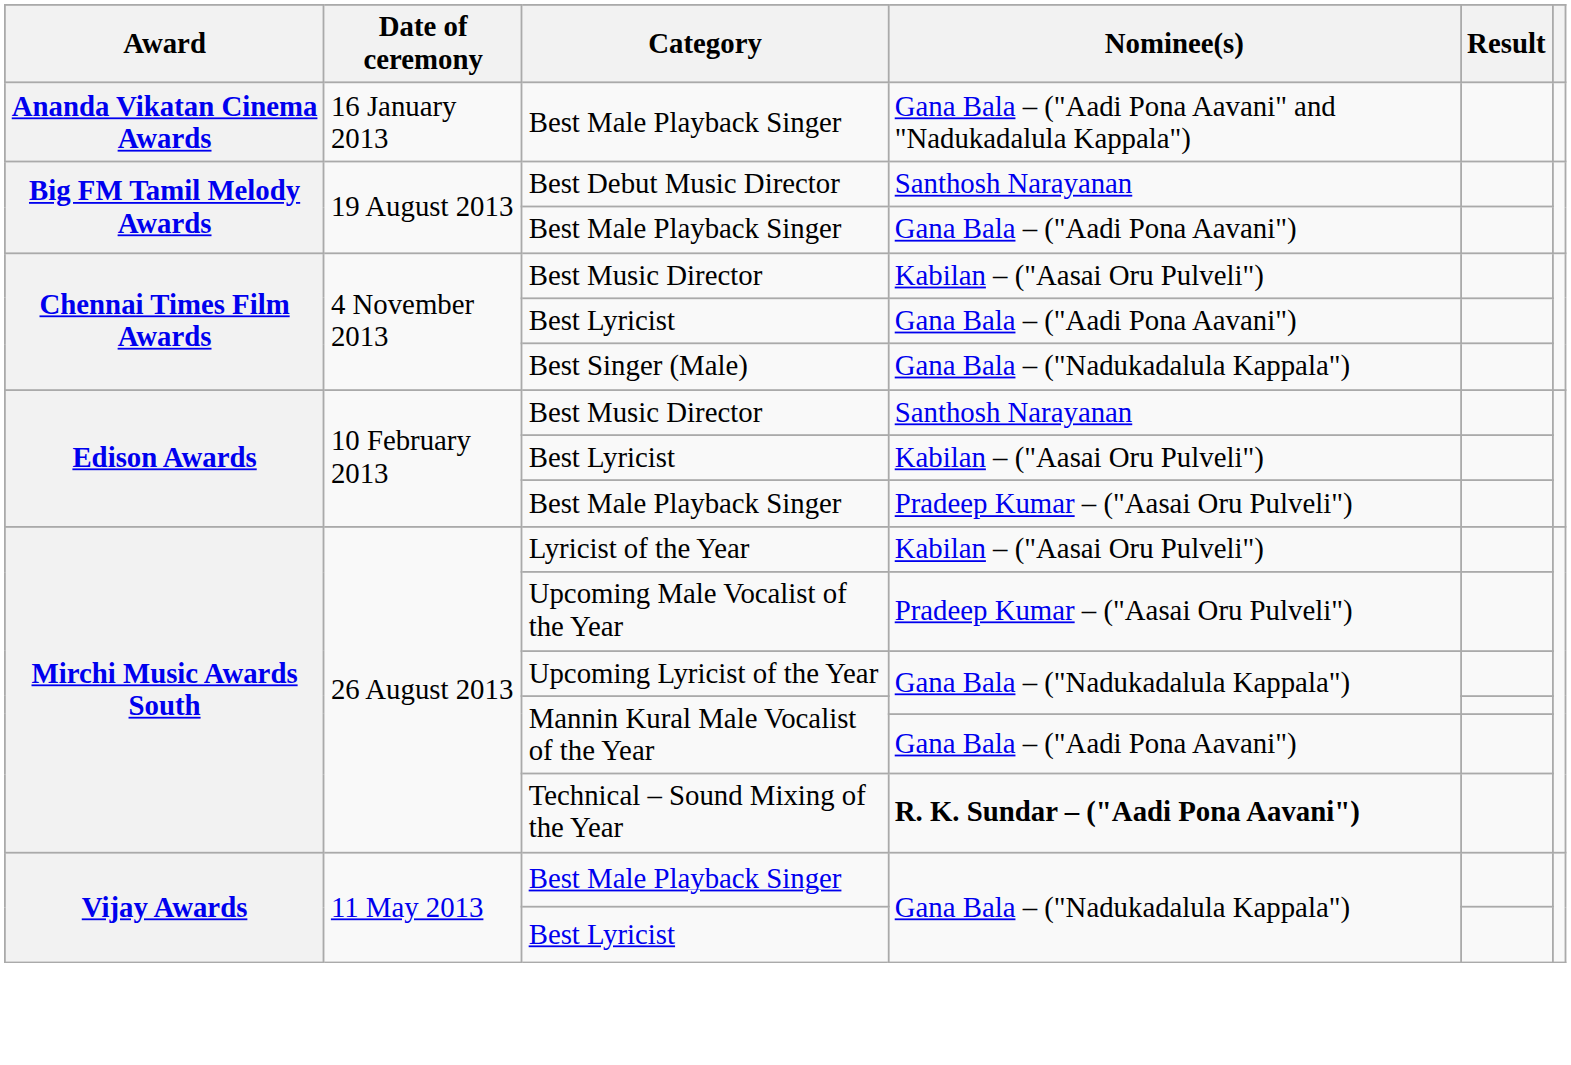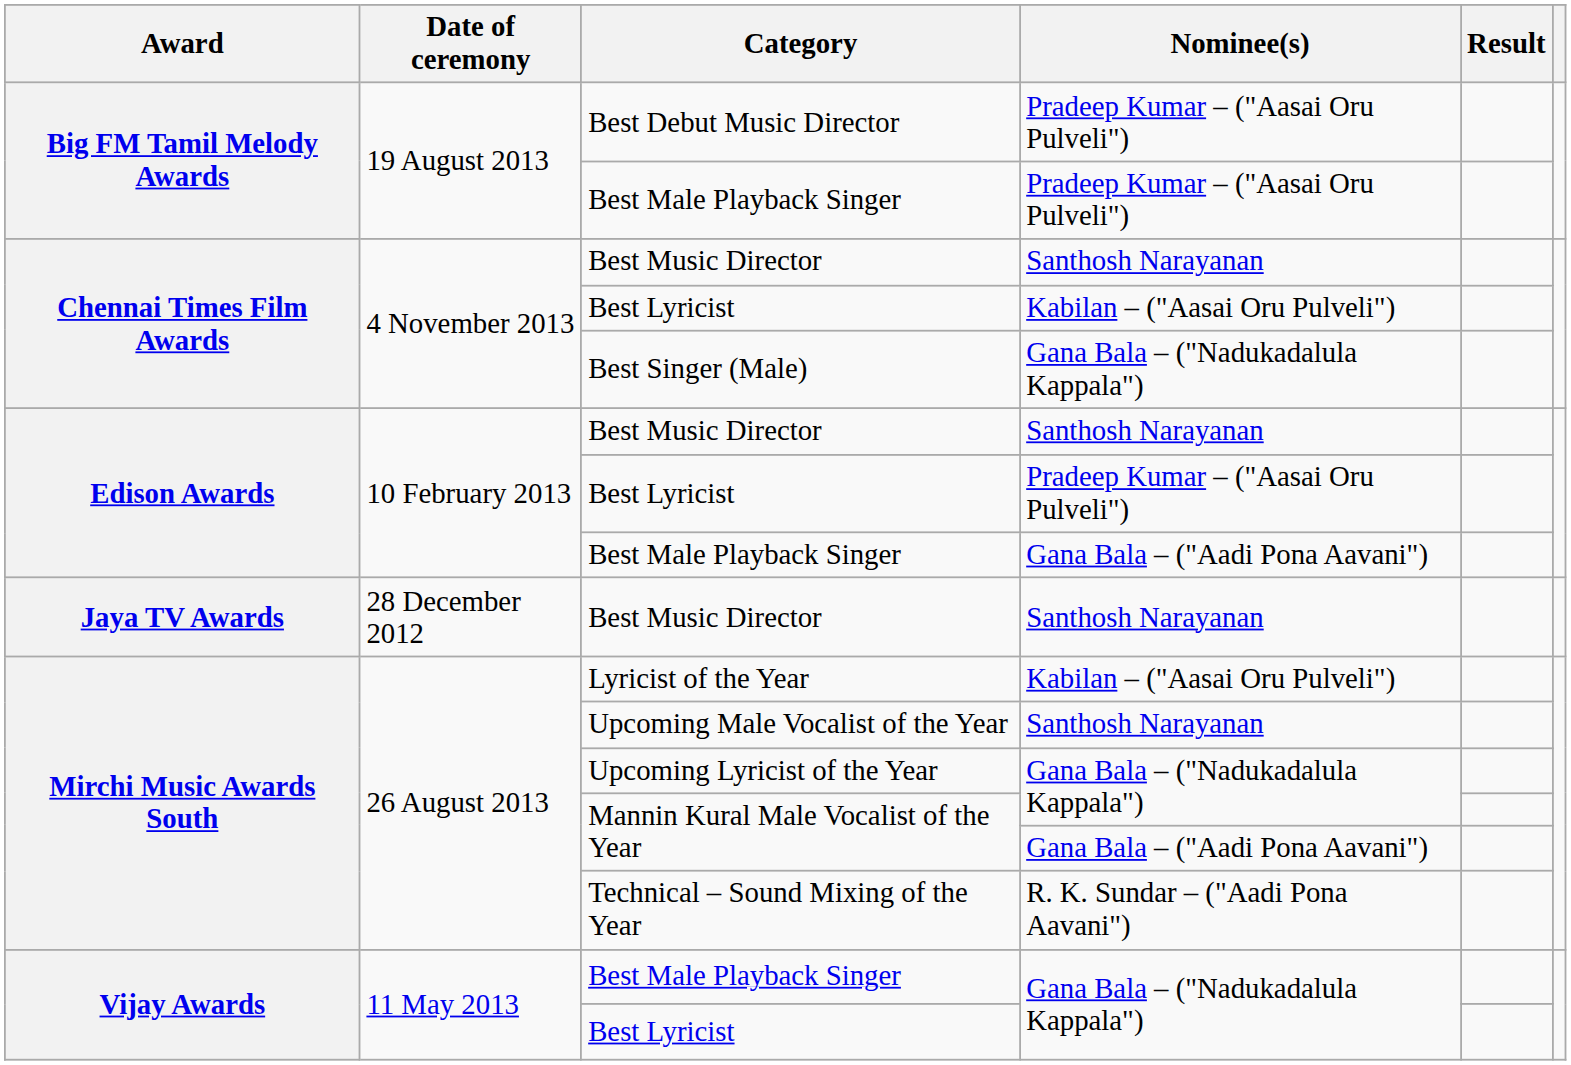- row: (165, 121)
(1013, 183) Santhosh Narayanan -> (1200, 121) Pradeep Kumar – ("Aasai Oru Pulveli")
(1096, 229) Gana Bala – ("Aadi Pona Aavani") -> (1200, 199) Pradeep Kumar – ("Aasai Oru Pulveli")
(1079, 274) Kabilan – ("Aasai Oru Pulveli") -> (1145, 261) Santhosh Narayanan
(1096, 320) Gana Bala – ("Aadi Pona Aavani") -> (1211, 307) Kabilan – ("Aasai Oru Pulveli")
(1079, 457) Kabilan – ("Aasai Oru Pulveli") -> (1200, 492) Pradeep Kumar – ("Aasai Oru Pulveli")
(1124, 503) Pradeep Kumar – ("Aasai Oru Pulveli") -> (1227, 554) Gana Bala – ("Aadi Pona Aavani")
+ row: (182, 616)
(1124, 610) Pradeep Kumar – ("Aasai Oru Pulveli") -> (1145, 724) Santhosh Narayanan
(1127, 812) bold -> (1187, 909) normal
